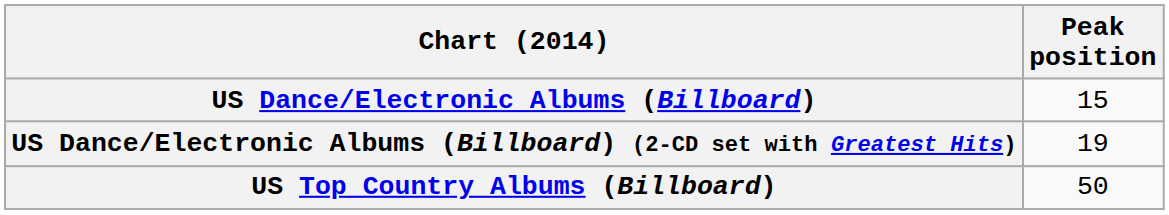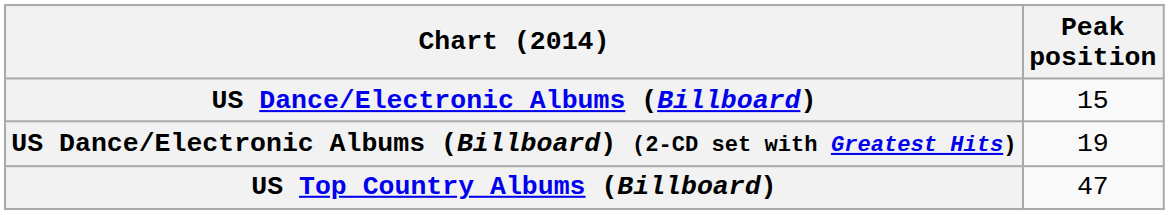(1093, 187) 50 -> (1093, 187) 47
